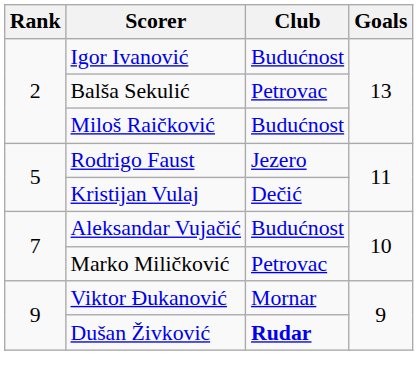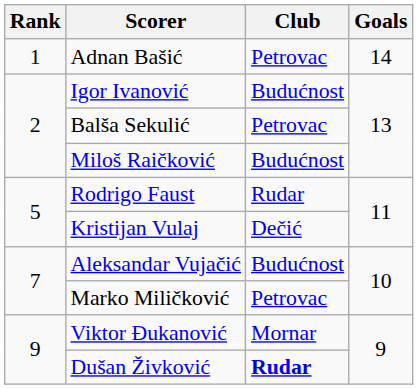+ row: (126, 56)
(279, 159) Jezero -> (278, 194) Rudar
